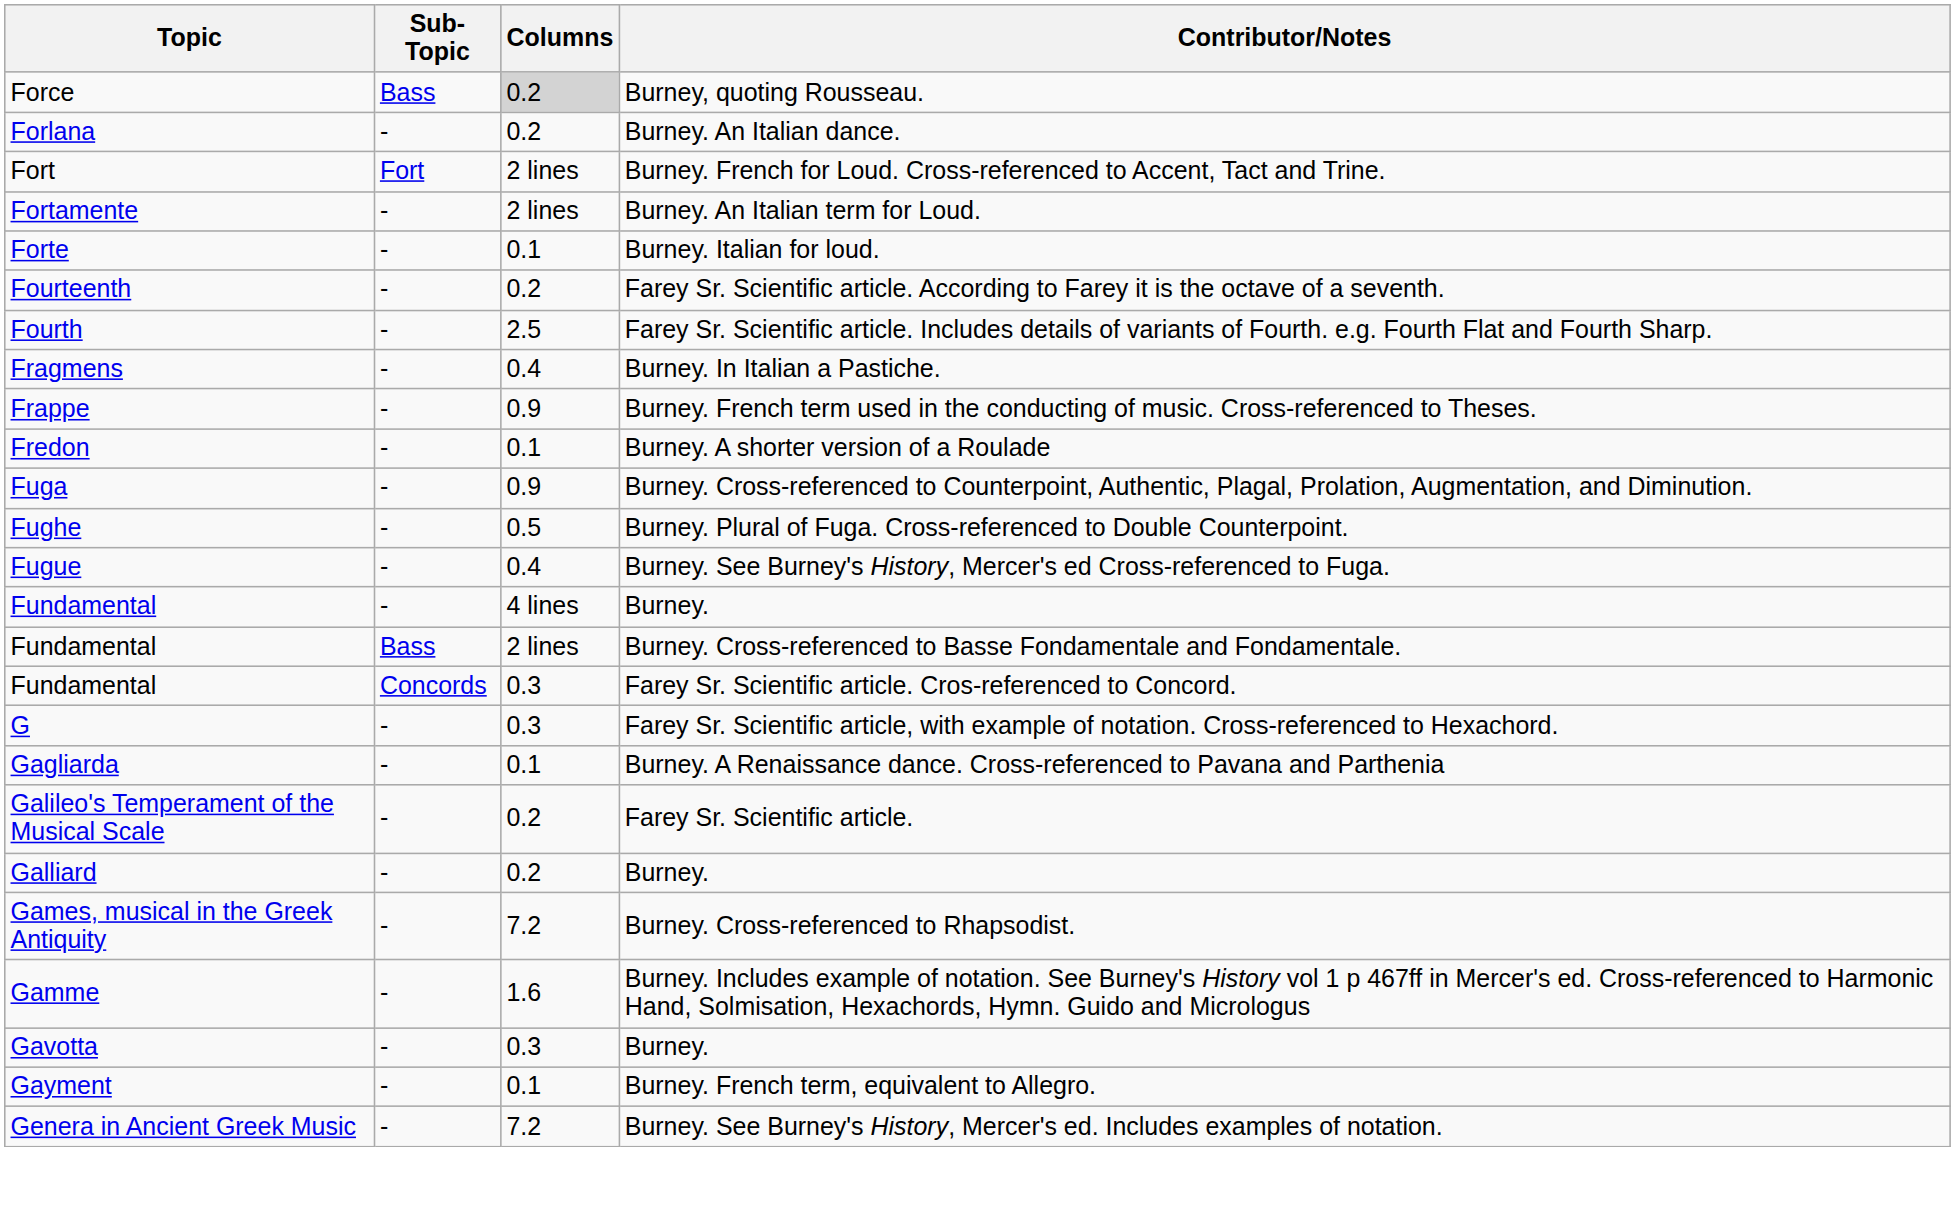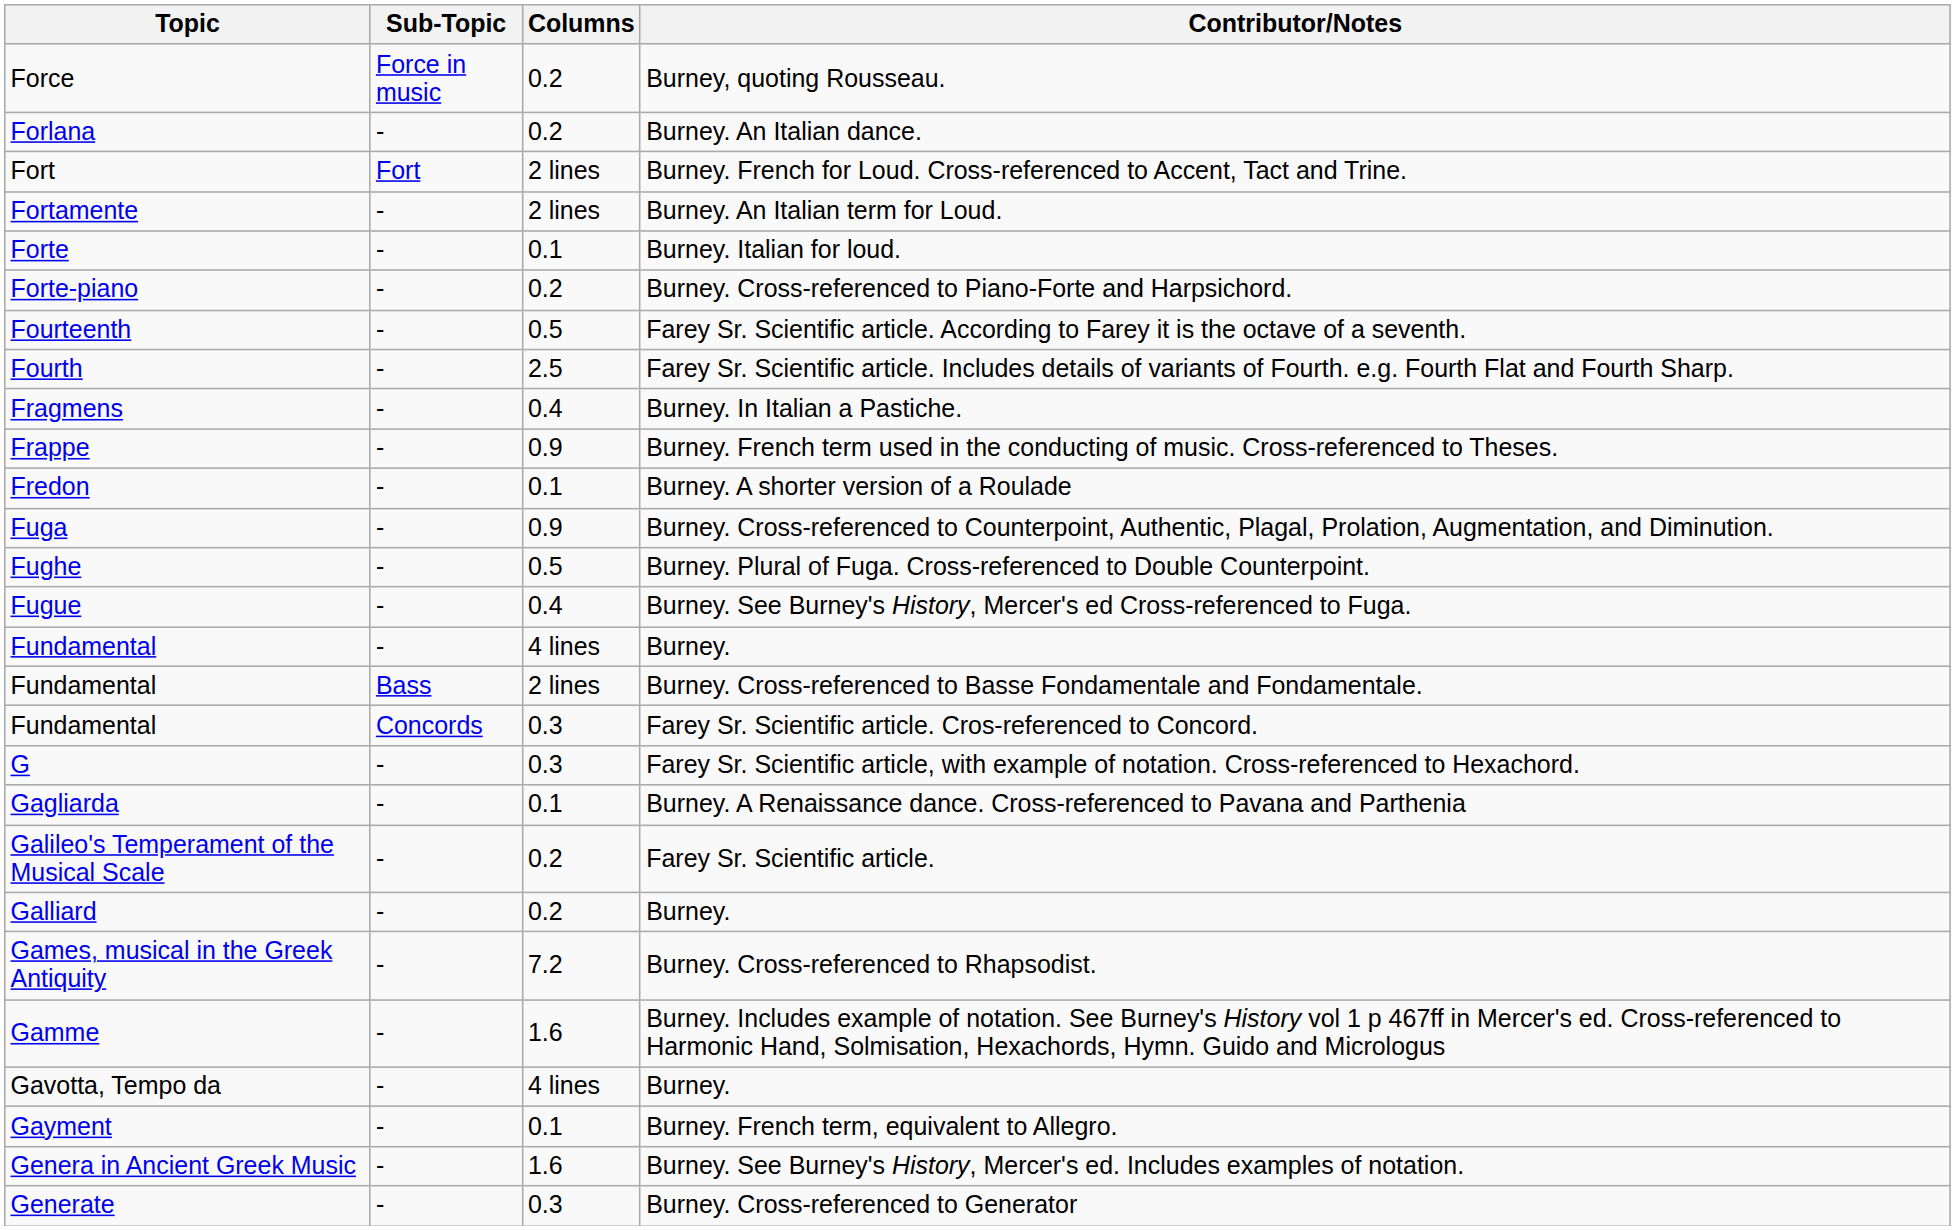(408, 91) Bass -> (421, 77) Force in music
(524, 91) lightgrey background -> (545, 77) no background
+ row: (74, 289)
(524, 289) 0.2 -> (545, 329) 0.5
- row: (54, 1047)
+ row: (116, 1086)
(524, 1126) 7.2 -> (545, 1165) 1.6
+ row: (63, 1205)
